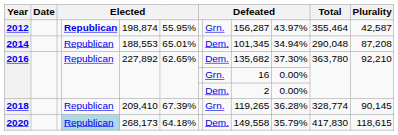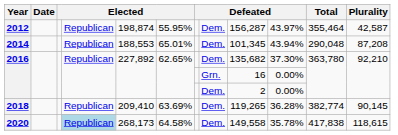(91, 28) bold -> (89, 28) normal
(215, 28) Grn. -> (213, 28) Dem.
(291, 43) 34.94% -> (287, 43) 43.94%
(179, 106) 67.39% -> (175, 106) 63.69%
(215, 106) Grn. -> (213, 106) Dem.
(330, 106) 328,774 -> (326, 106) 382,774
(179, 122) 64.18% -> (175, 122) 64.58%
(291, 122) 35.79% -> (287, 122) 35.78%
(330, 122) 417,830 -> (326, 122) 417,838
